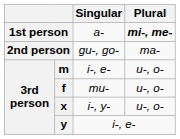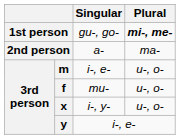(99, 32) a- -> (99, 32) gu-, go-
(99, 50) gu-, go- -> (99, 50) a-
